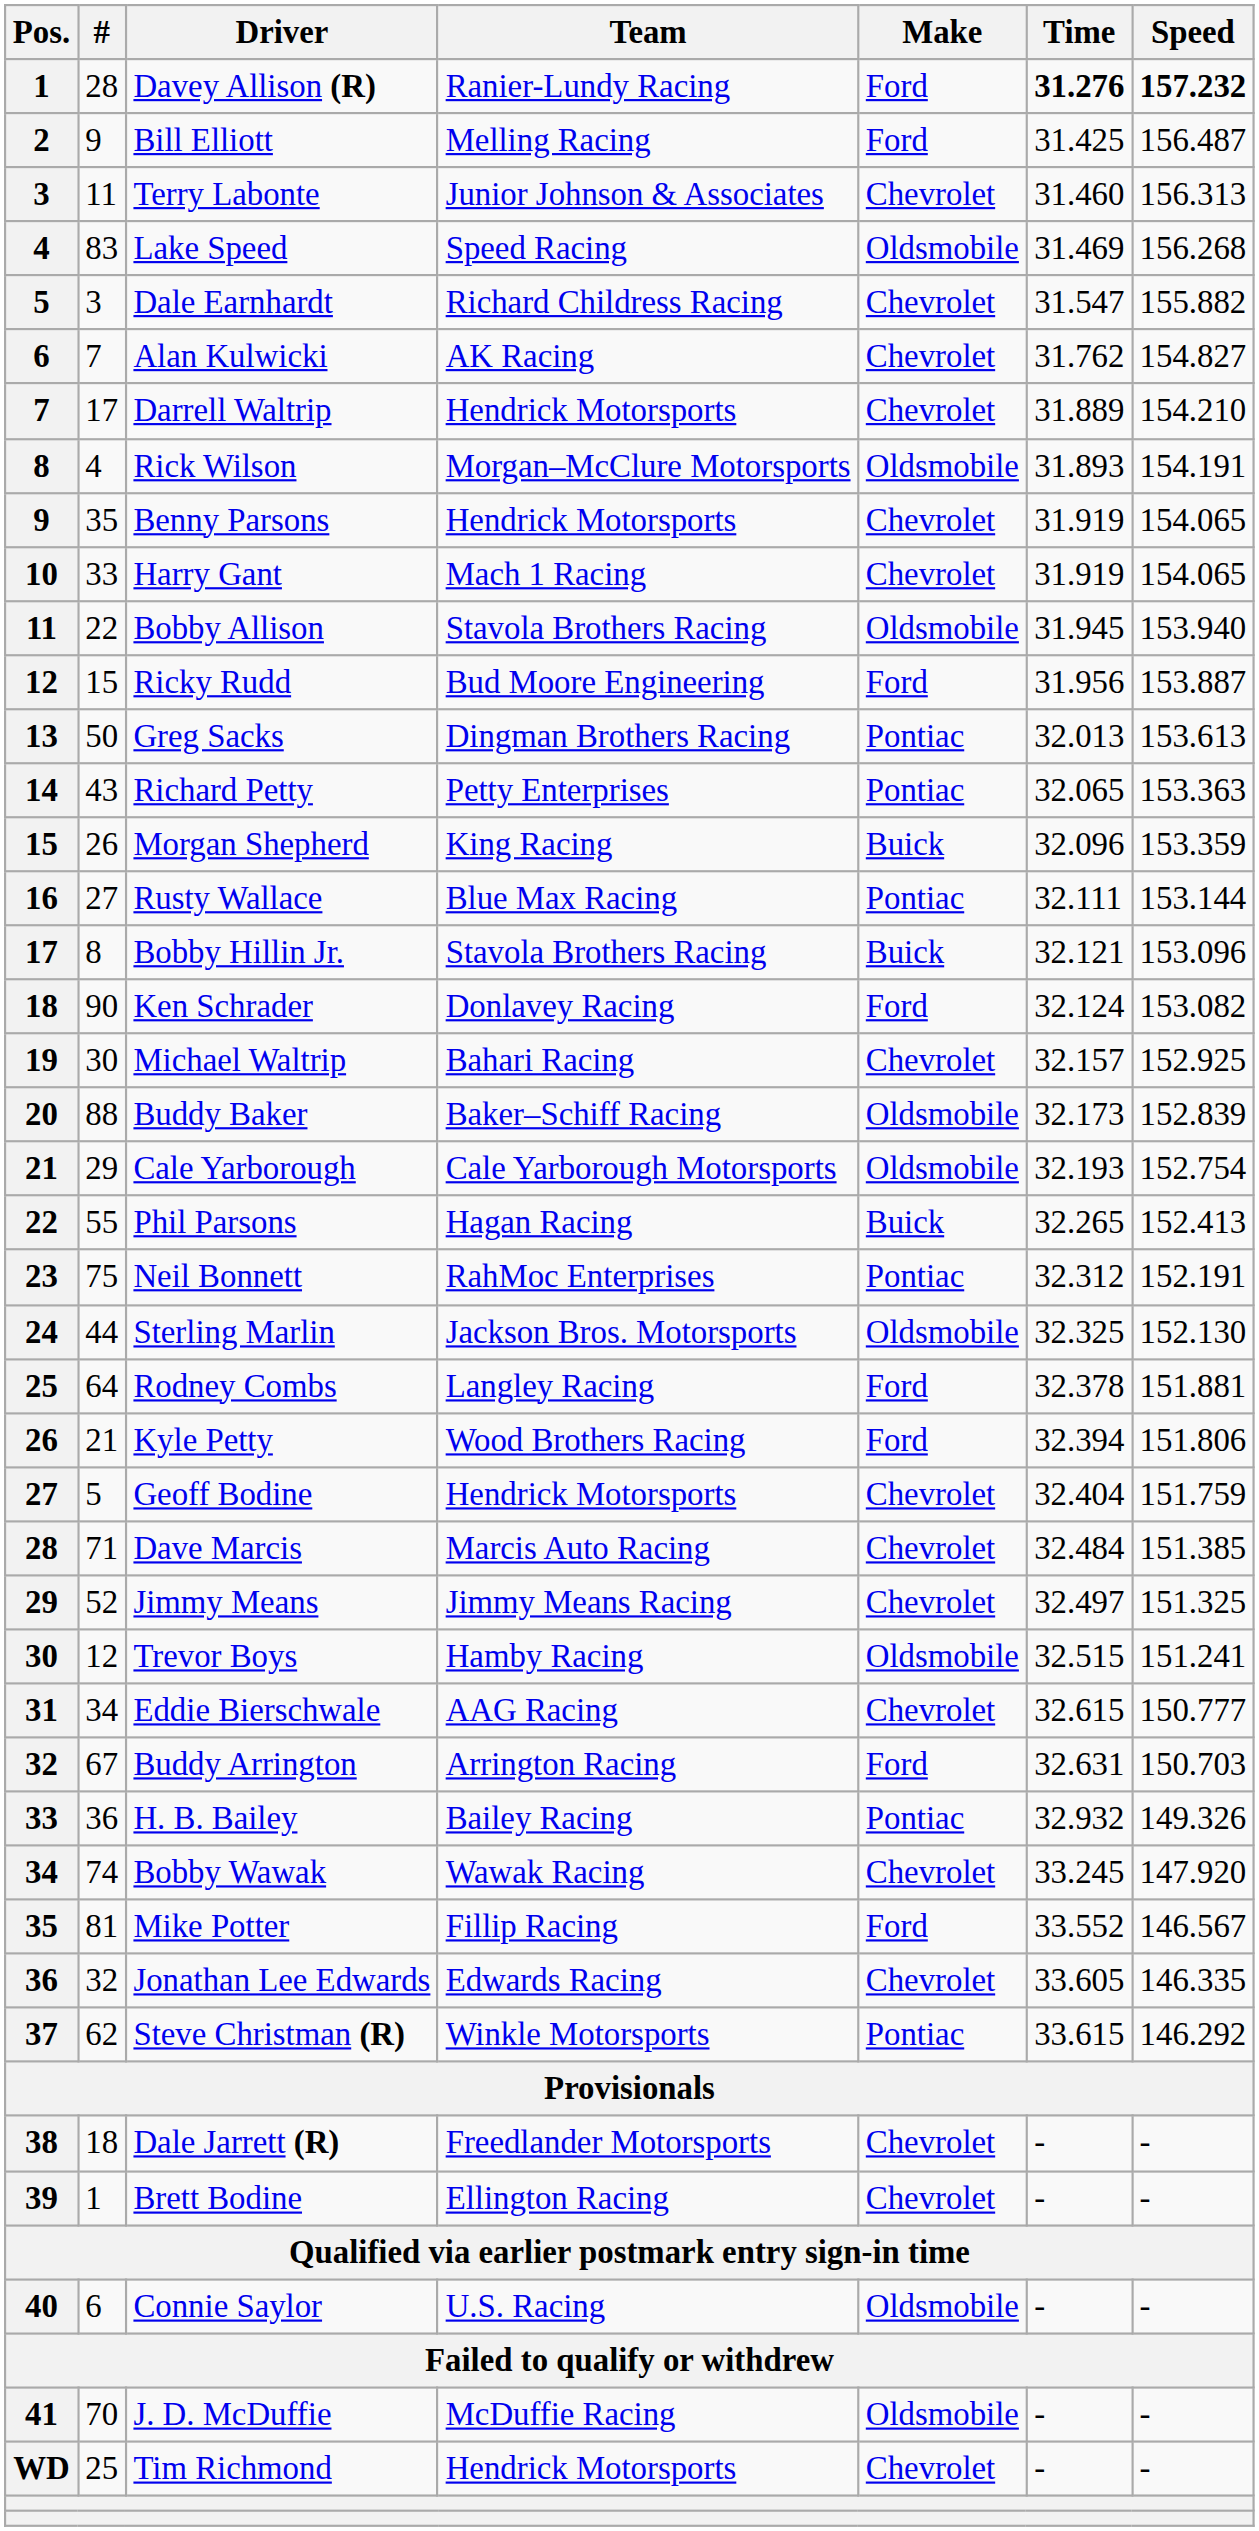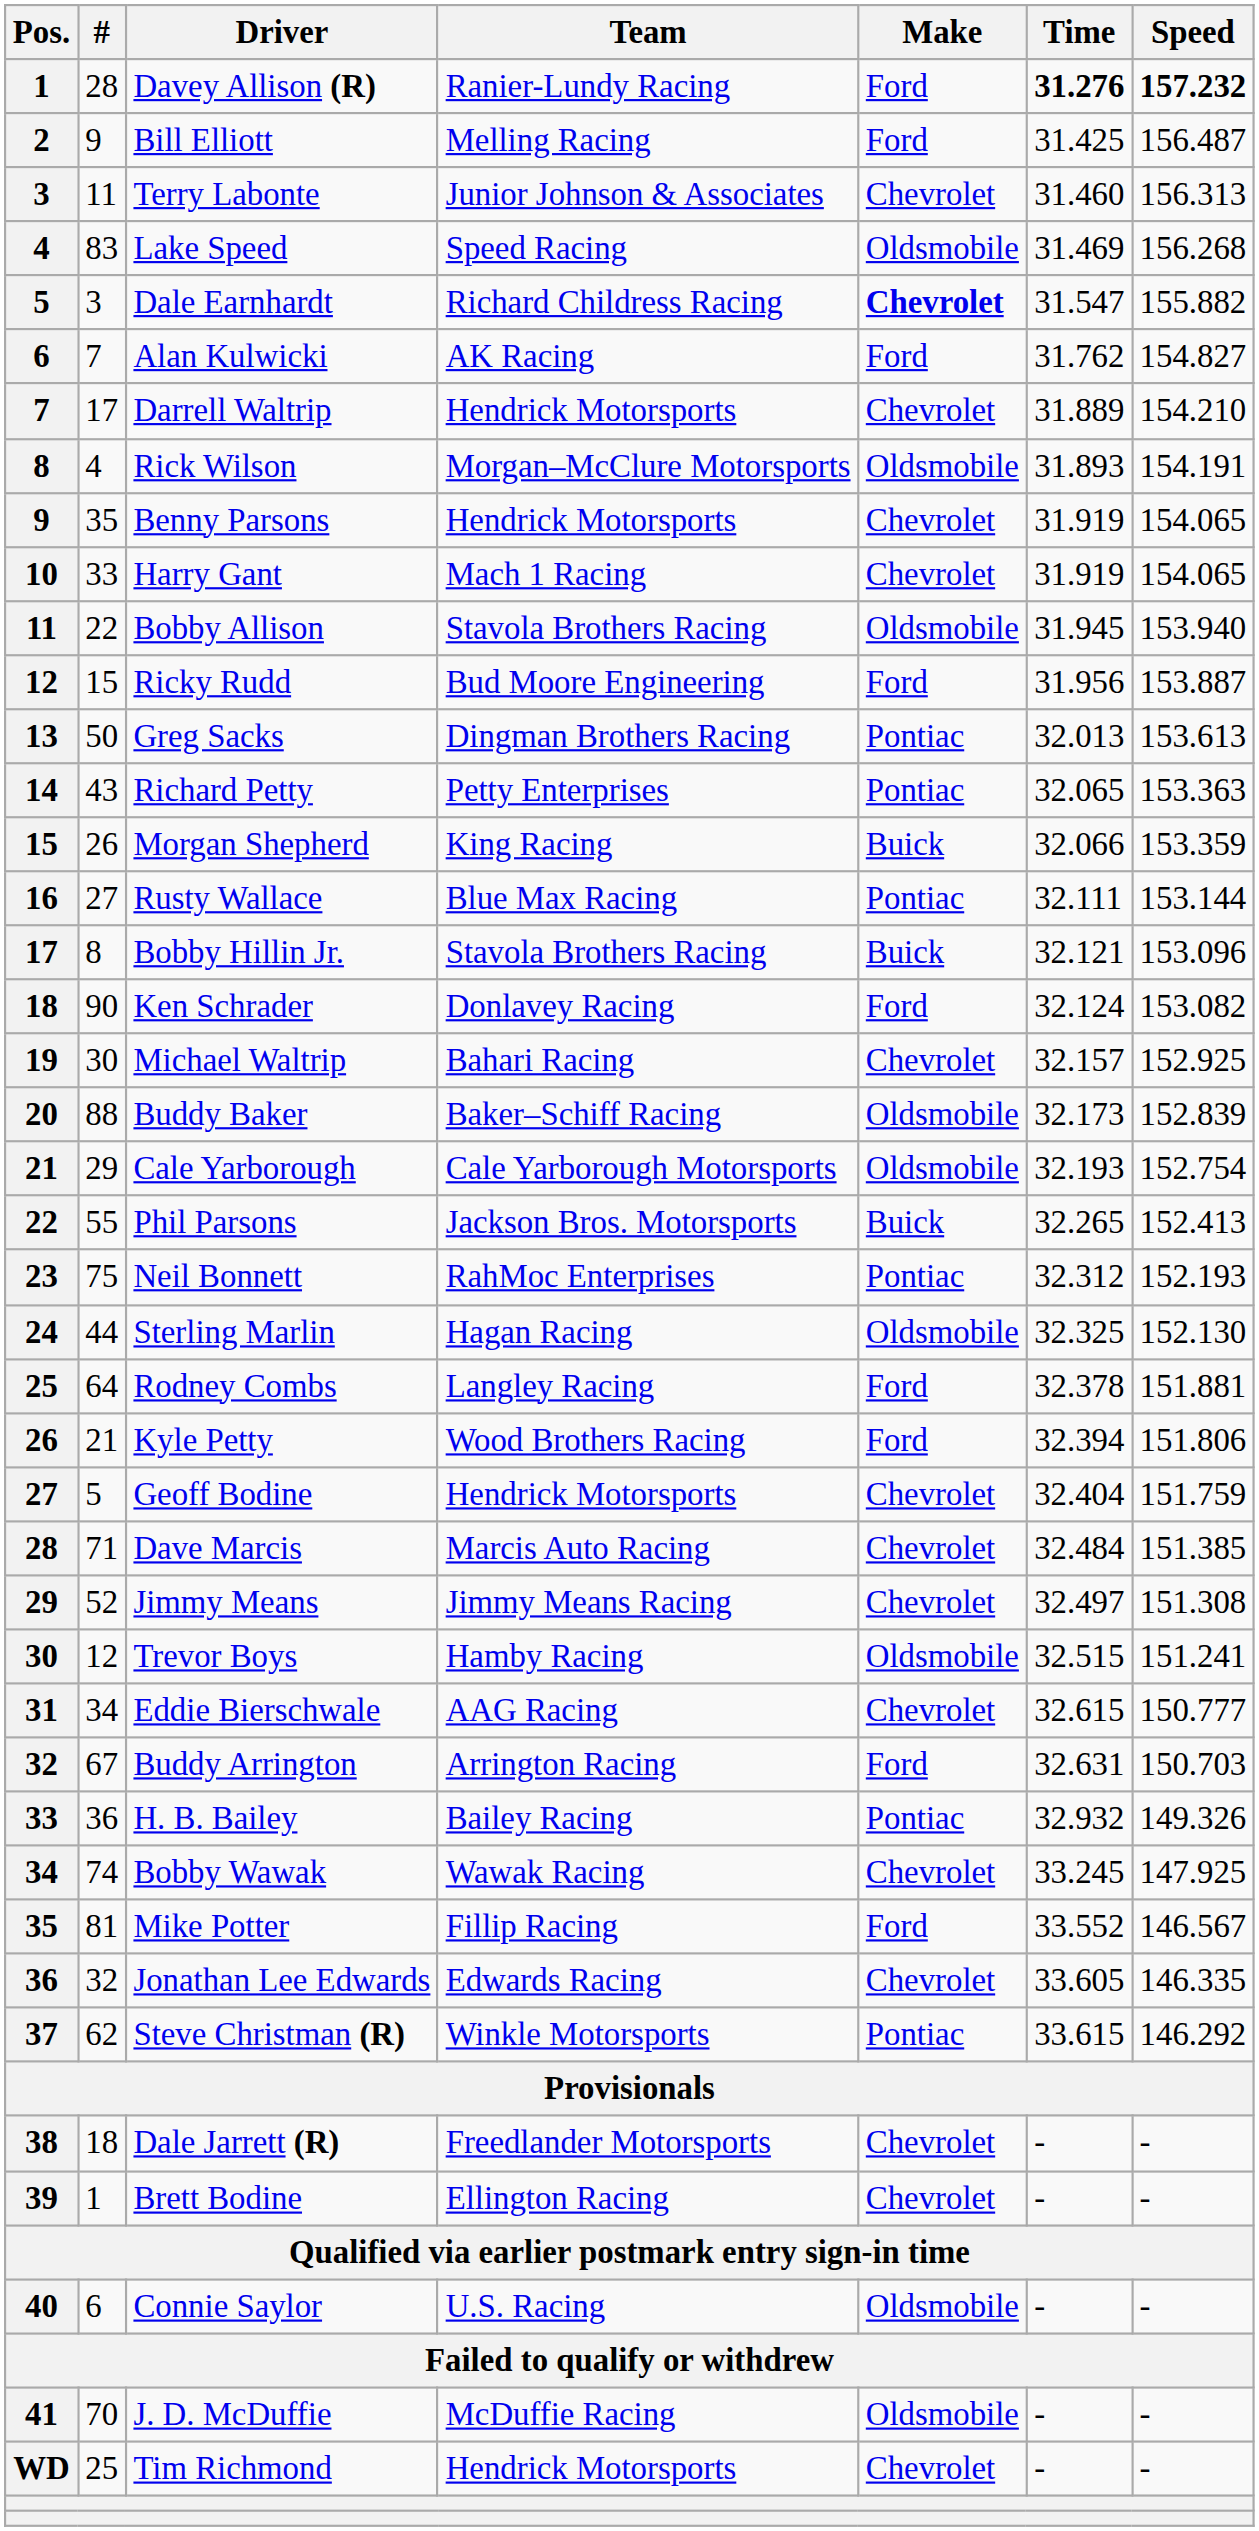(930, 302) normal -> (935, 302) bold
(930, 356) Chevrolet -> (897, 356) Ford
(1079, 843) 32.096 -> (1079, 843) 32.066
(539, 1222) Hagan Racing -> (621, 1222) Jackson Bros. Motorsports
(1193, 1276) 152.191 -> (1193, 1276) 152.193
(621, 1330) Jackson Bros. Motorsports -> (539, 1330) Hagan Racing
(1193, 1601) 151.325 -> (1193, 1601) 151.308
(1193, 1872) 147.920 -> (1193, 1872) 147.925
